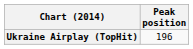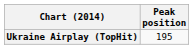(164, 37) 196 -> (164, 37) 195
